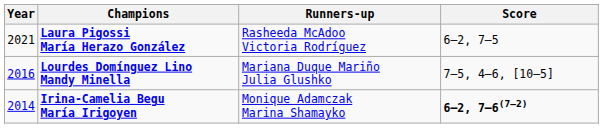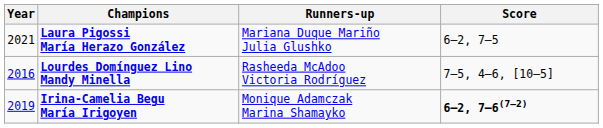(304, 40) Rasheeda McAdoo Victoria Rodríguez -> (311, 40) Mariana Duque Mariño Julia Glushko
(311, 73) Mariana Duque Mariño Julia Glushko -> (304, 73) Rasheeda McAdoo Victoria Rodríguez
(21, 106) 2014 -> (21, 106) 2019
